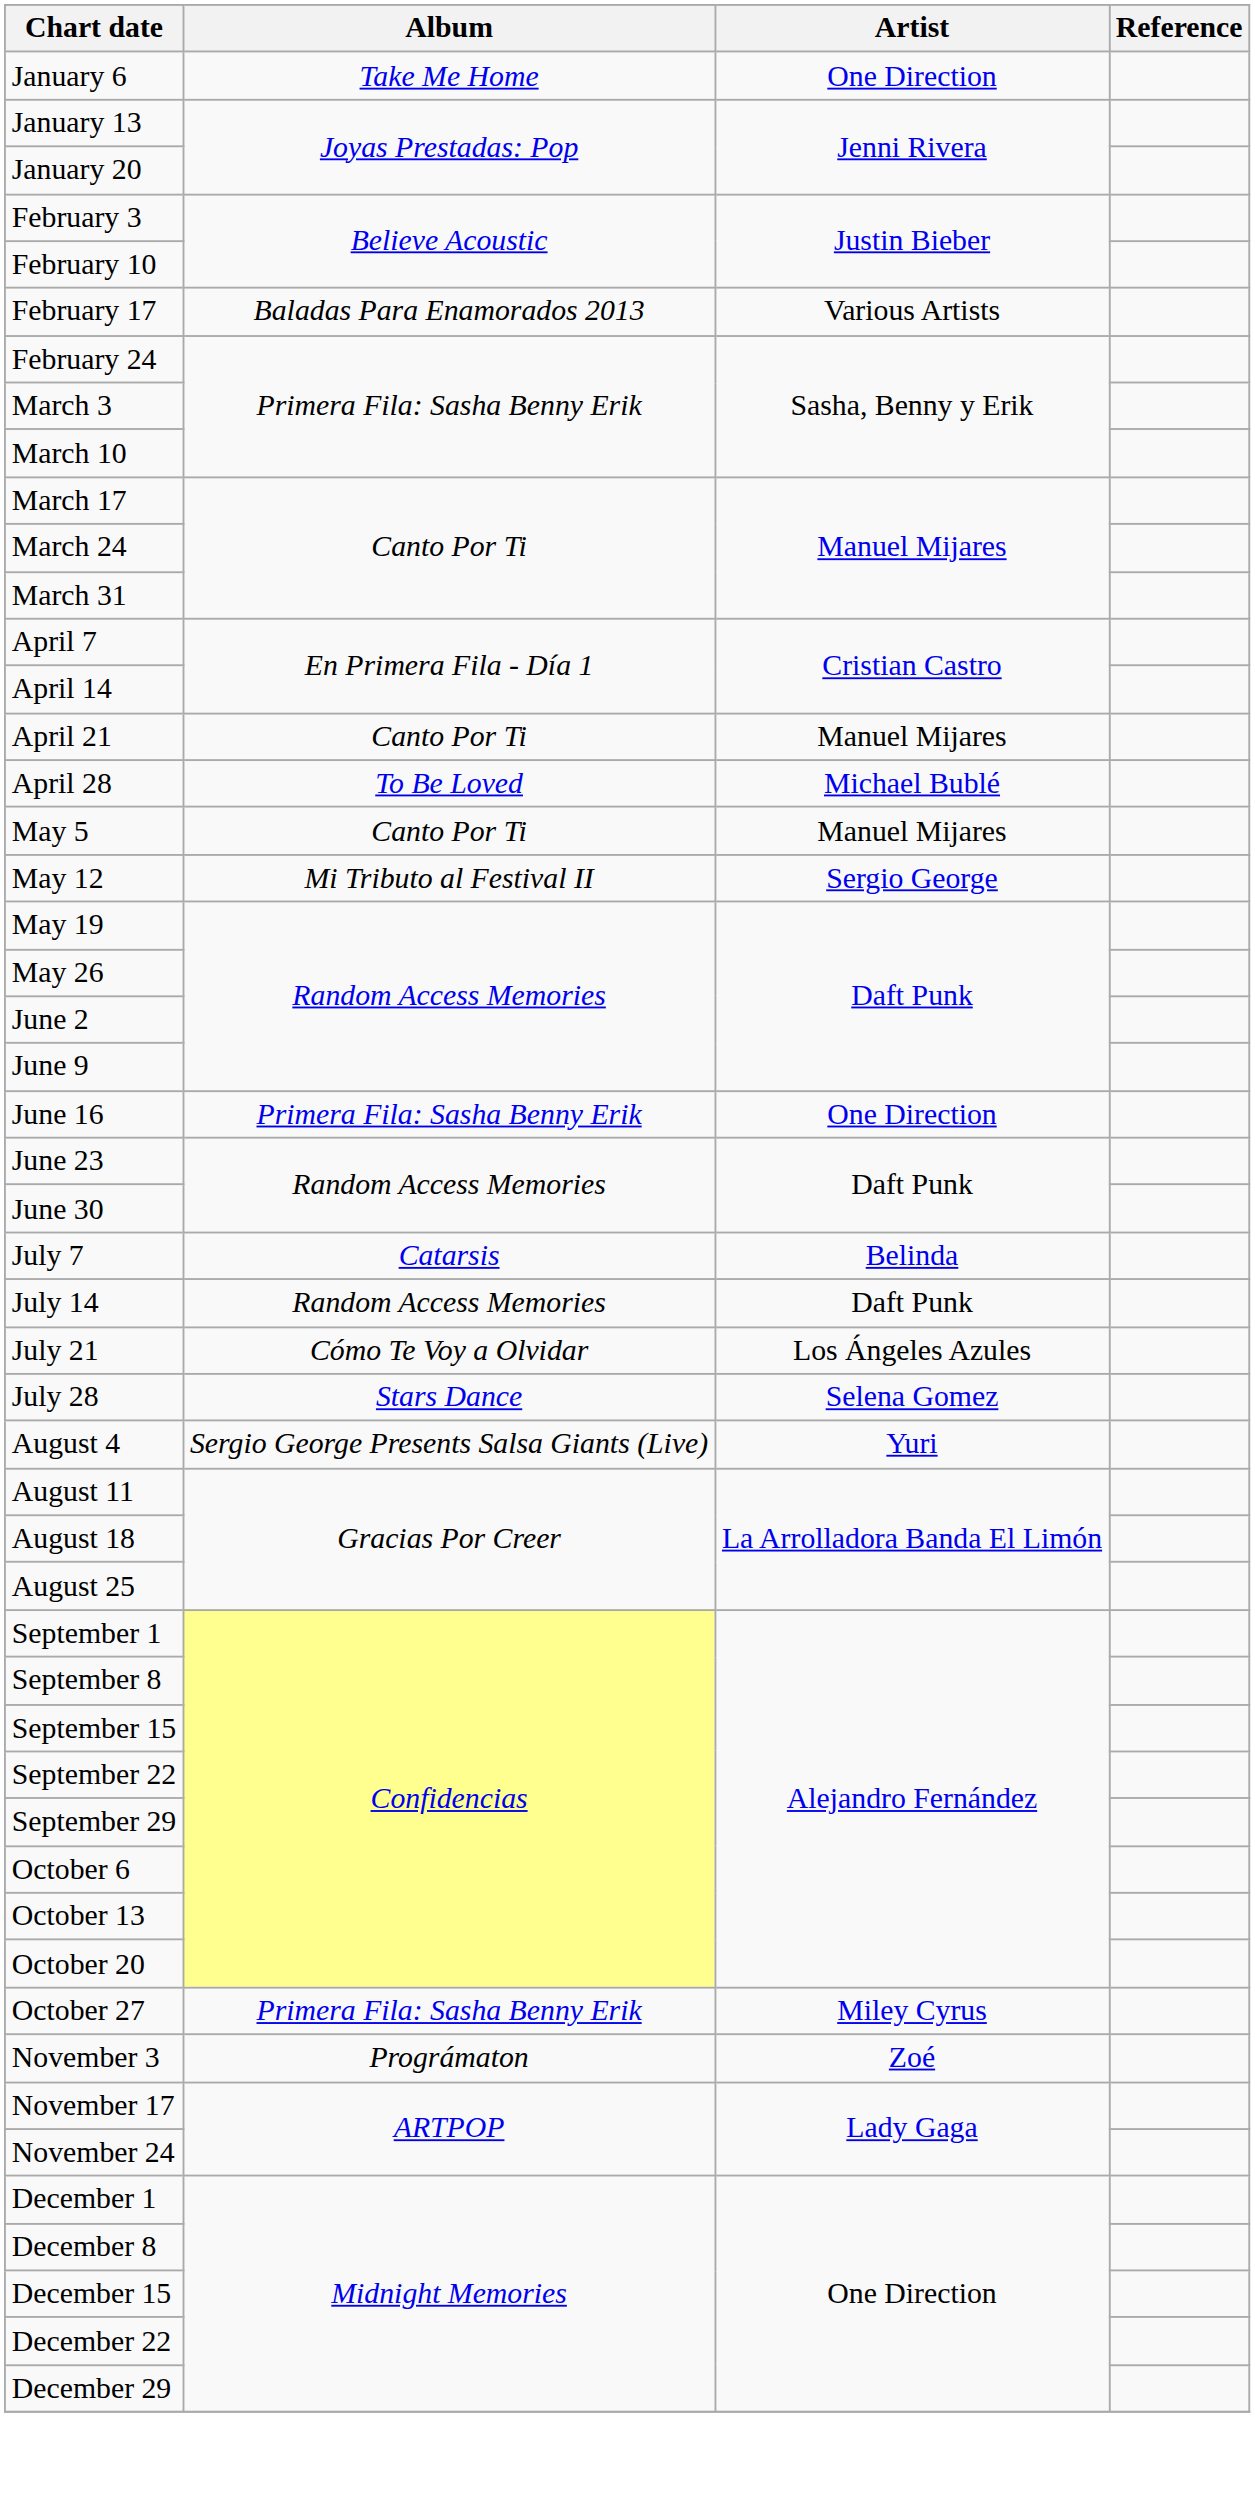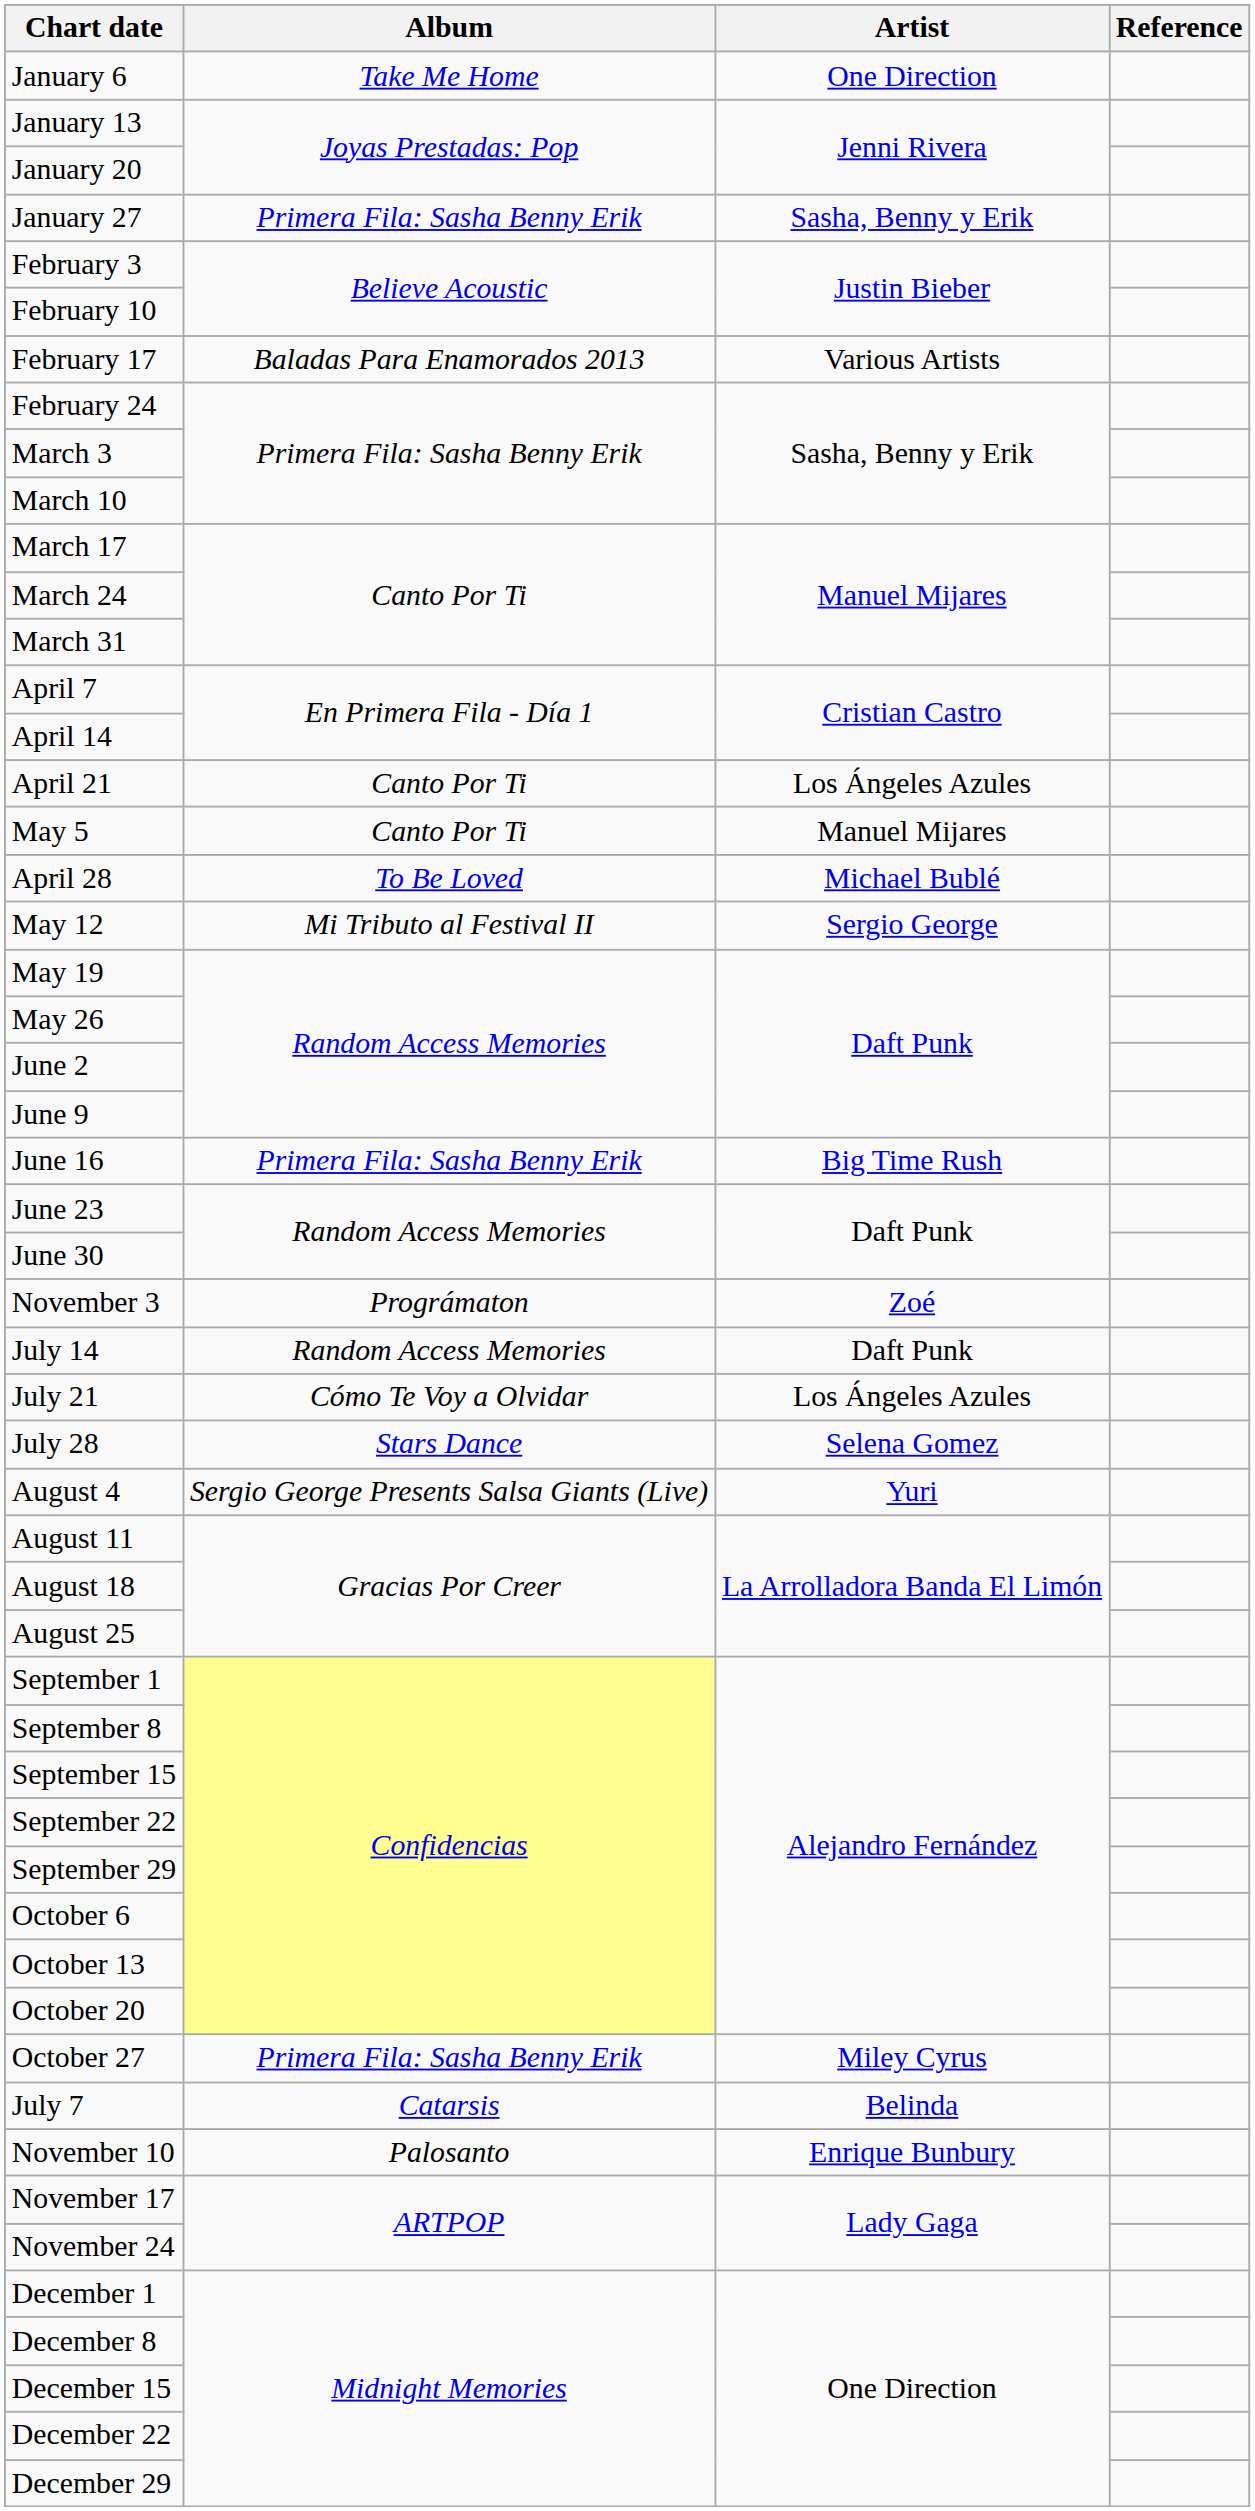+ row: (77, 216)
(912, 736) Manuel Mijares -> (912, 783) Los Ángeles Azules
rows swapped: (62, 783) <-> (50, 830)
(912, 1113) One Direction -> (912, 1160) Big Time Rush
rows swapped: (48, 1255) <-> (86, 2057)
+ row: (93, 2151)
